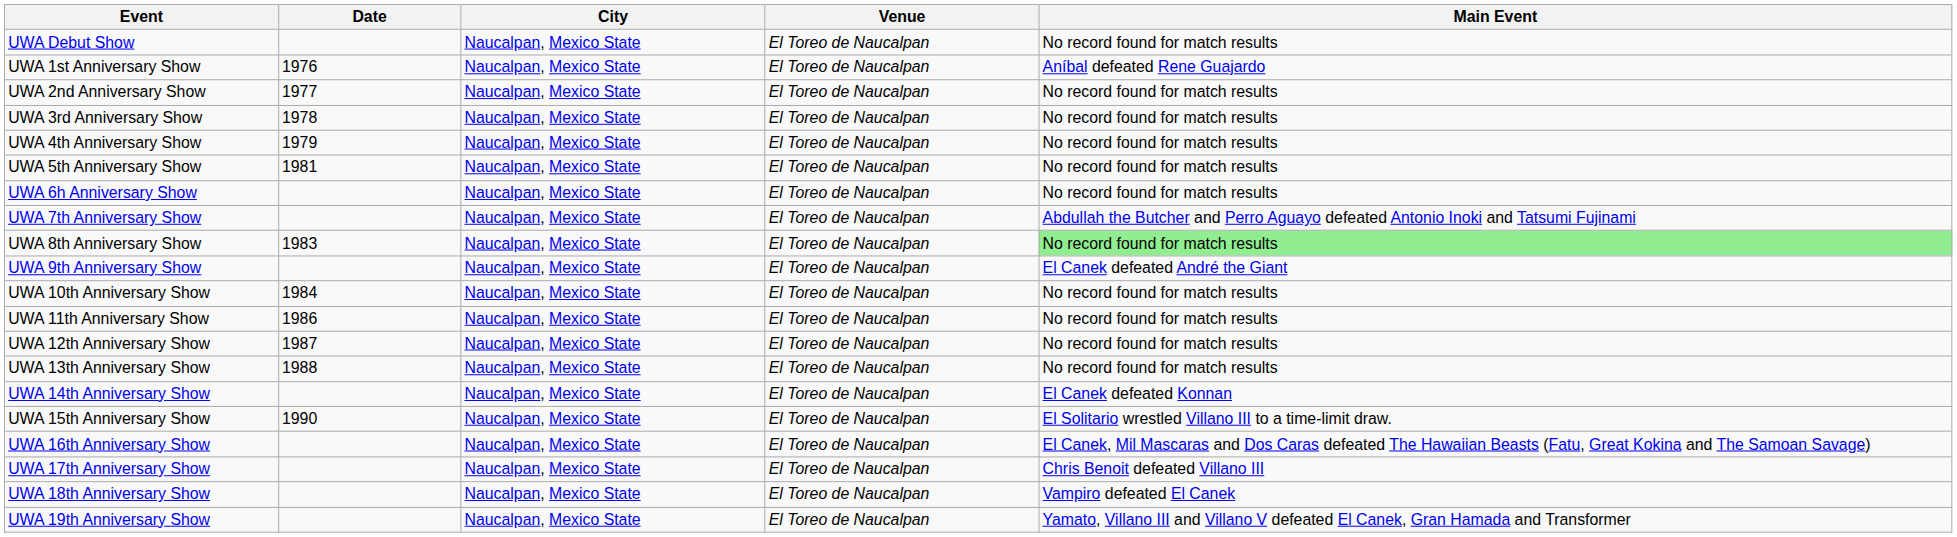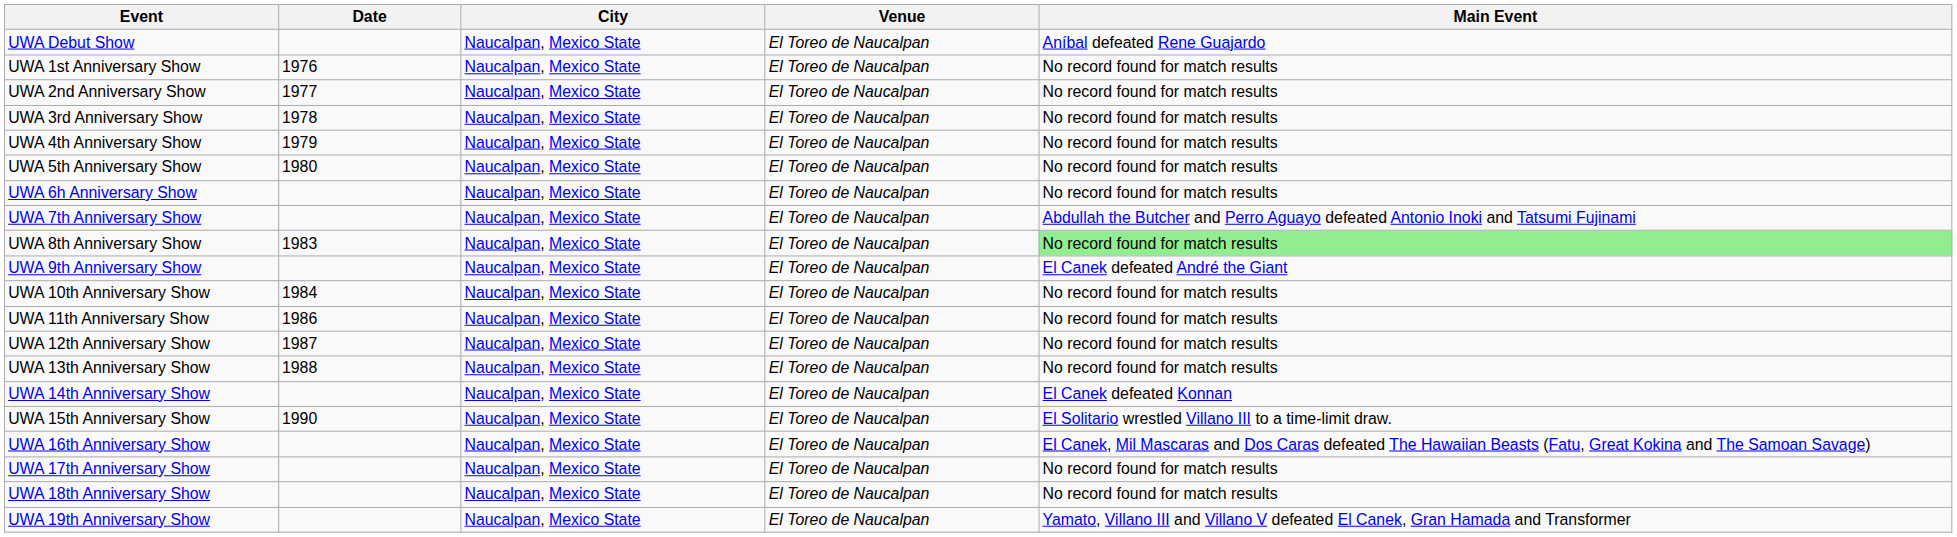(1160, 42) No record found for match results -> (1154, 42) Aníbal defeated Rene Guajardo
(1154, 67) Aníbal defeated Rene Guajardo -> (1160, 67) No record found for match results
(300, 167) 1981 -> (300, 167) 1980
(1153, 469) Chris Benoit defeated Villano III -> (1160, 469) No record found for match results
(1139, 494) Vampiro defeated El Canek -> (1160, 494) No record found for match results
